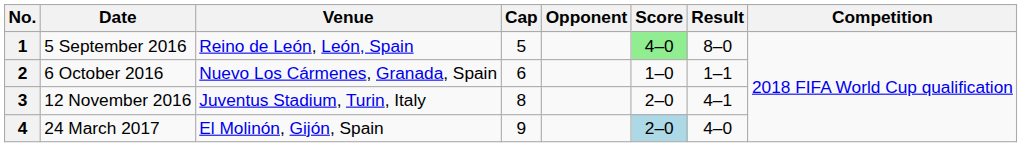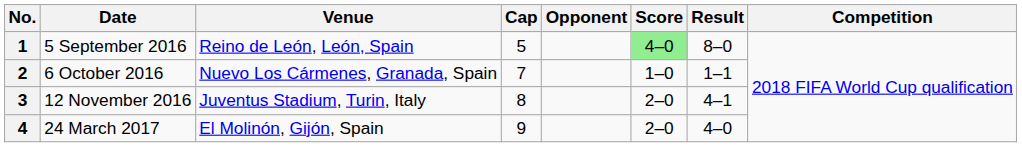(521, 73) 6 -> (521, 73) 7
(659, 127) lightblue background -> (659, 127) no background
